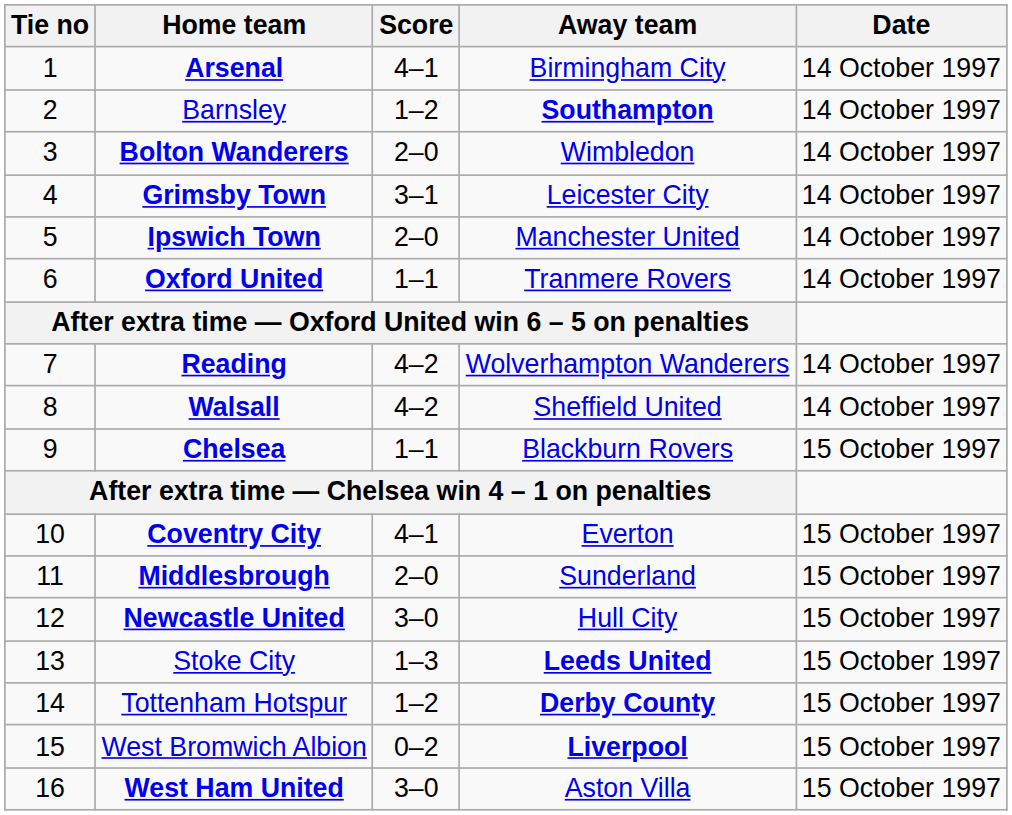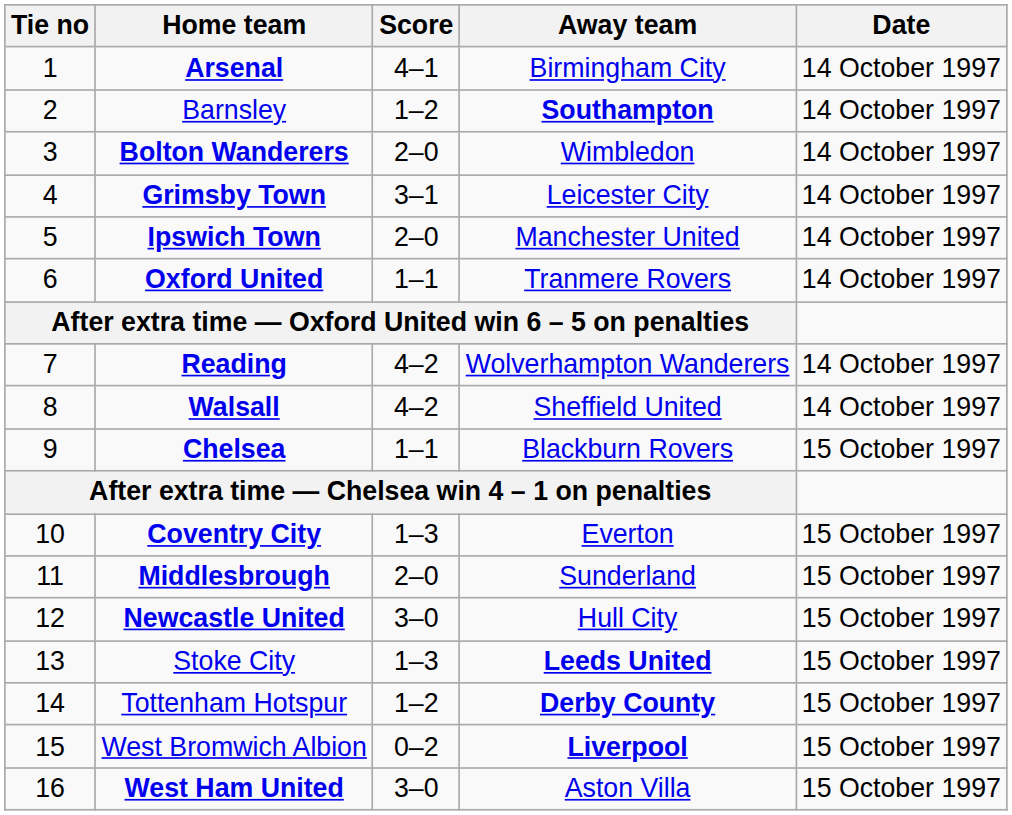(416, 534) 4–1 -> (416, 534) 1–3
